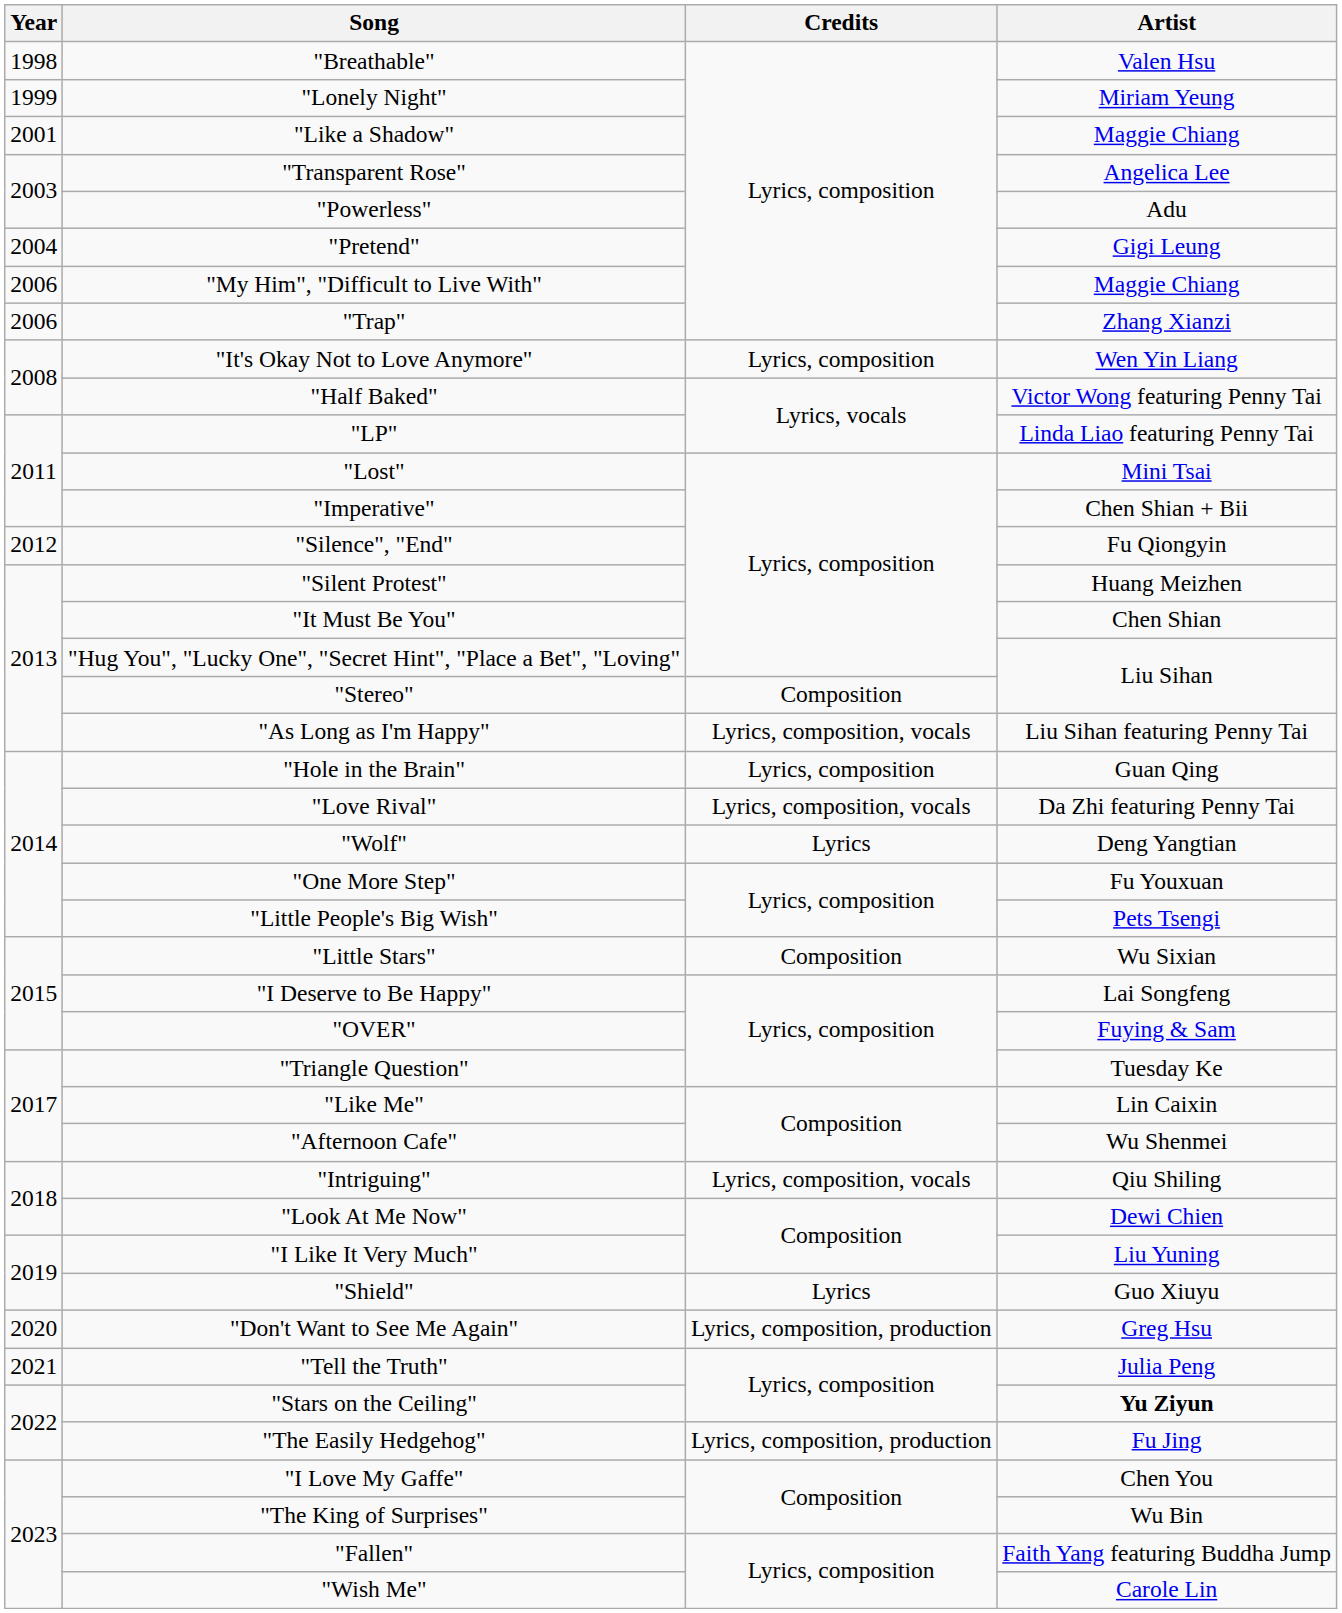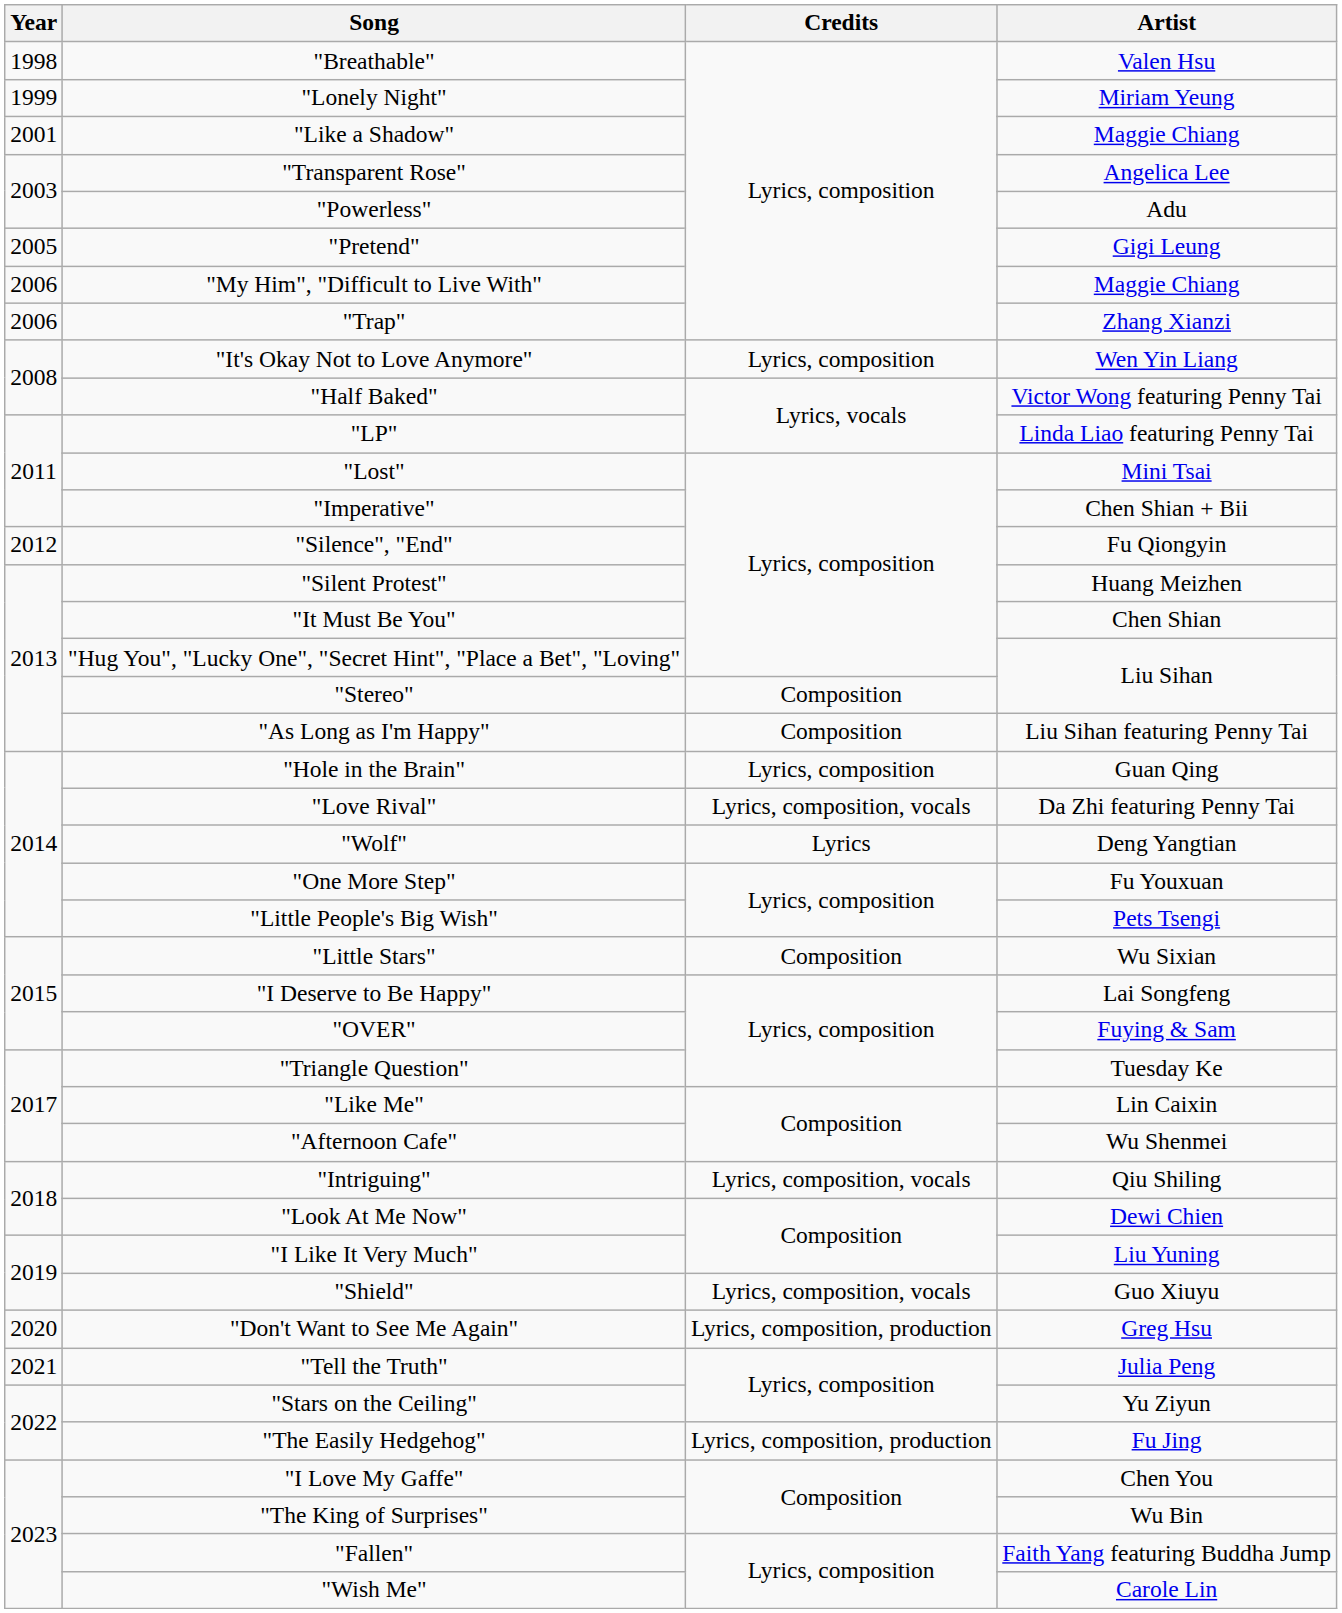(34, 246) 2004 -> (34, 246) 2005
(841, 731) Lyrics, composition, vocals -> (841, 731) Composition
(841, 1291) Lyrics -> (841, 1291) Lyrics, composition, vocals
(1167, 1403) bold -> (1167, 1403) normal
